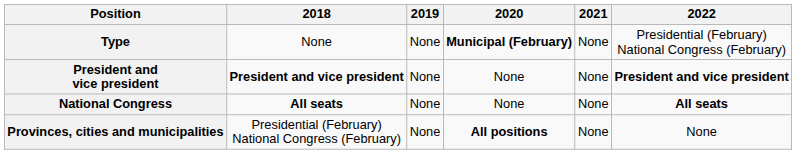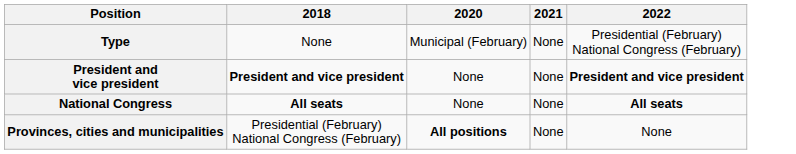- column: (425, 14)
(509, 42) bold -> (468, 42) normal
